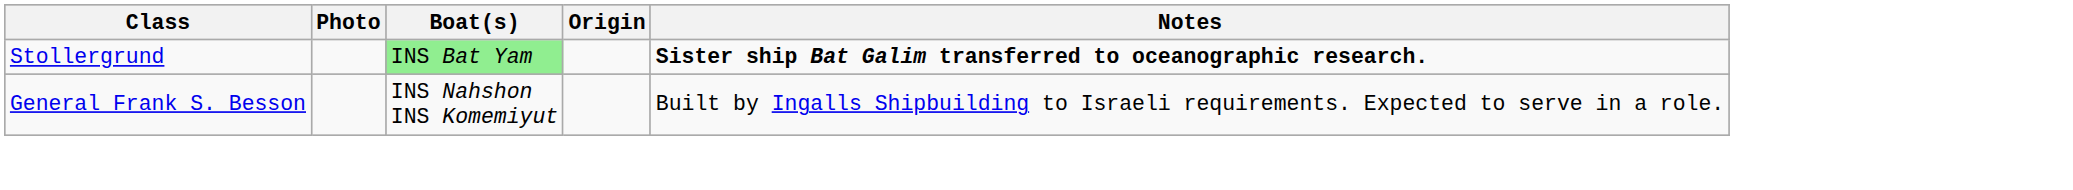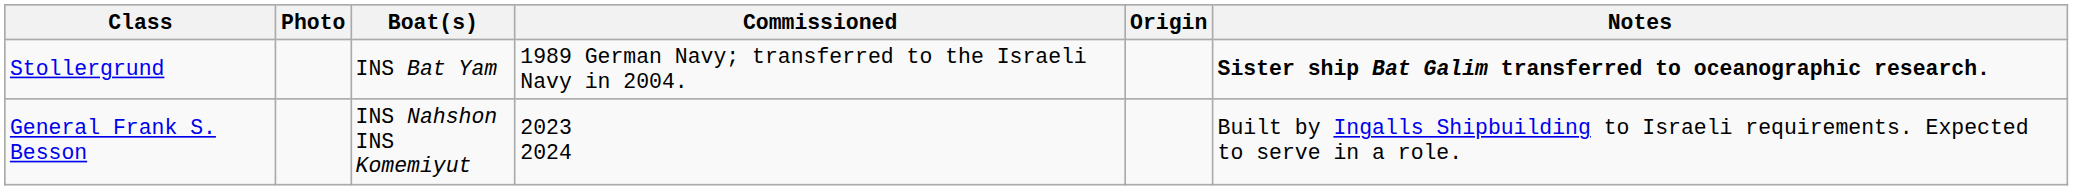+ column: (820, 22)
(462, 57) lightgreen background -> (426, 70) no background
